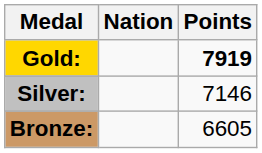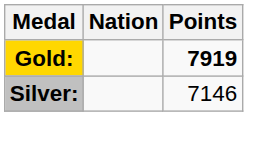- row: (52, 128)
